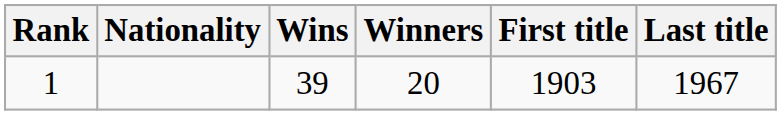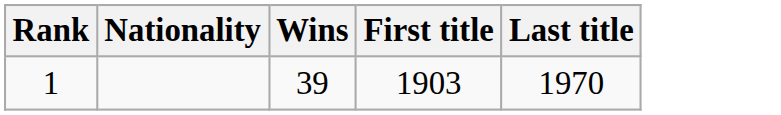- column: (423, 30)
(706, 82) 1967 -> (571, 82) 1970
